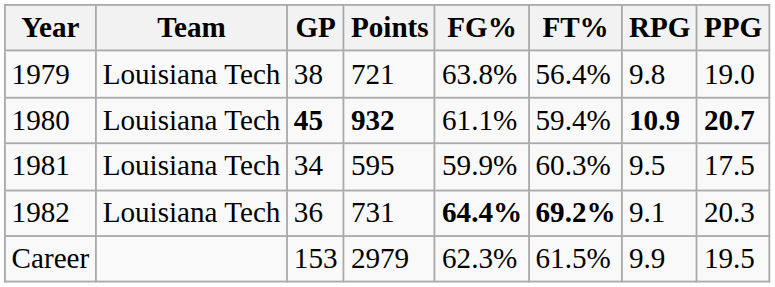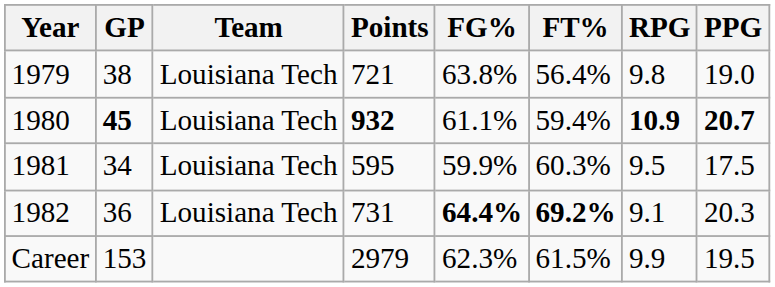columns swapped: (192, 27) <-> (316, 27)
